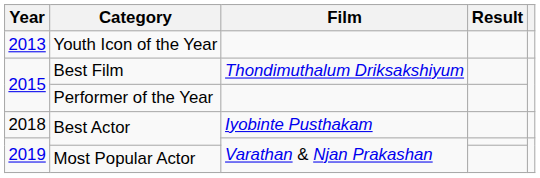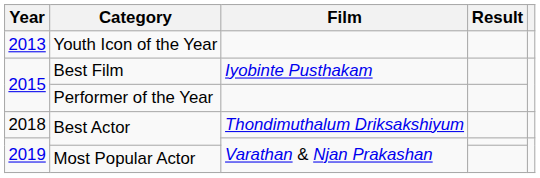(345, 71) Thondimuthalum Driksakshiyum -> (299, 71) Iyobinte Pusthakam
(299, 124) Iyobinte Pusthakam -> (345, 124) Thondimuthalum Driksakshiyum
